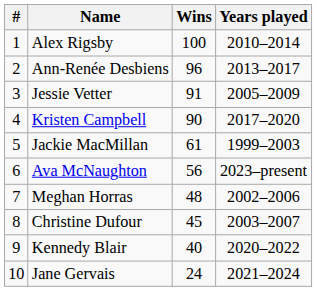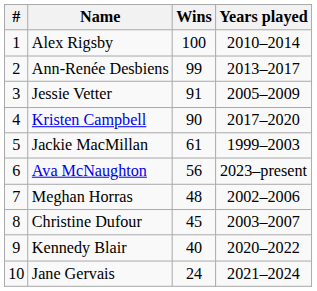(194, 68) 96 -> (194, 68) 99
